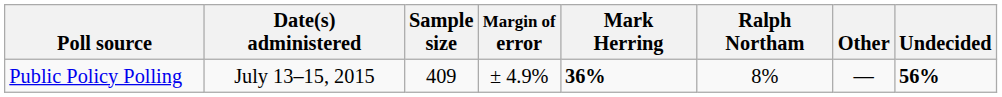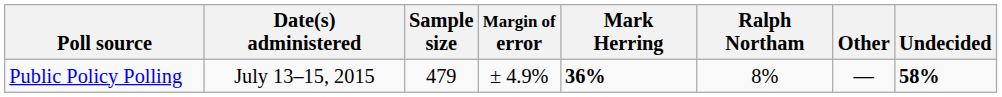(441, 75) 409 -> (441, 75) 479
(919, 75) 56% -> (919, 75) 58%
